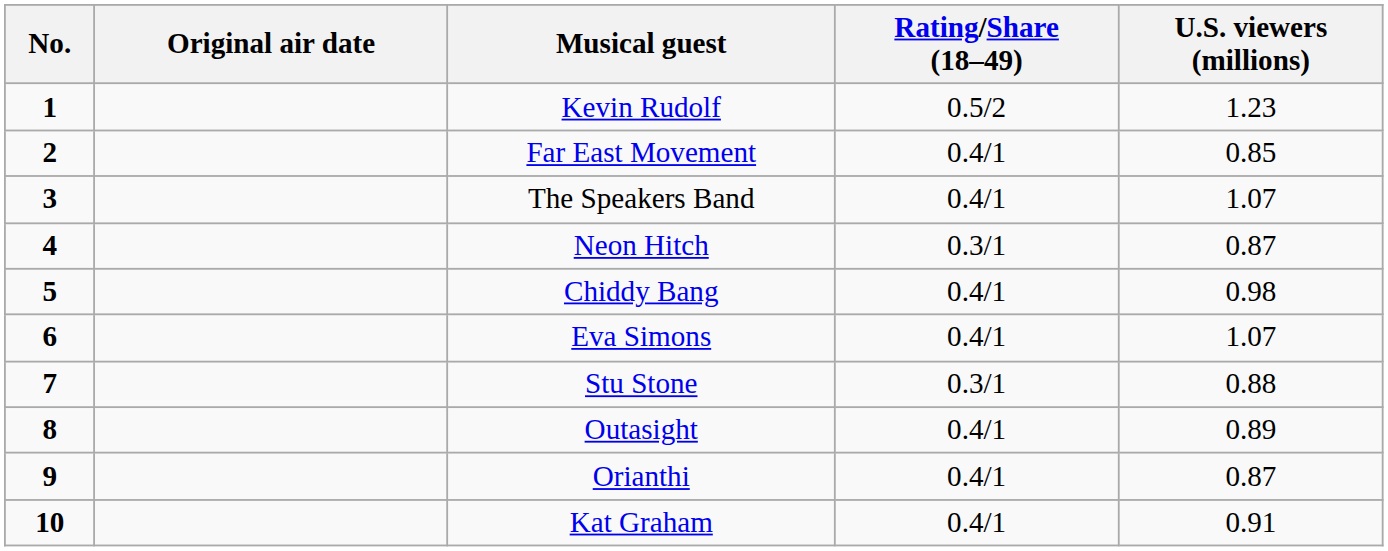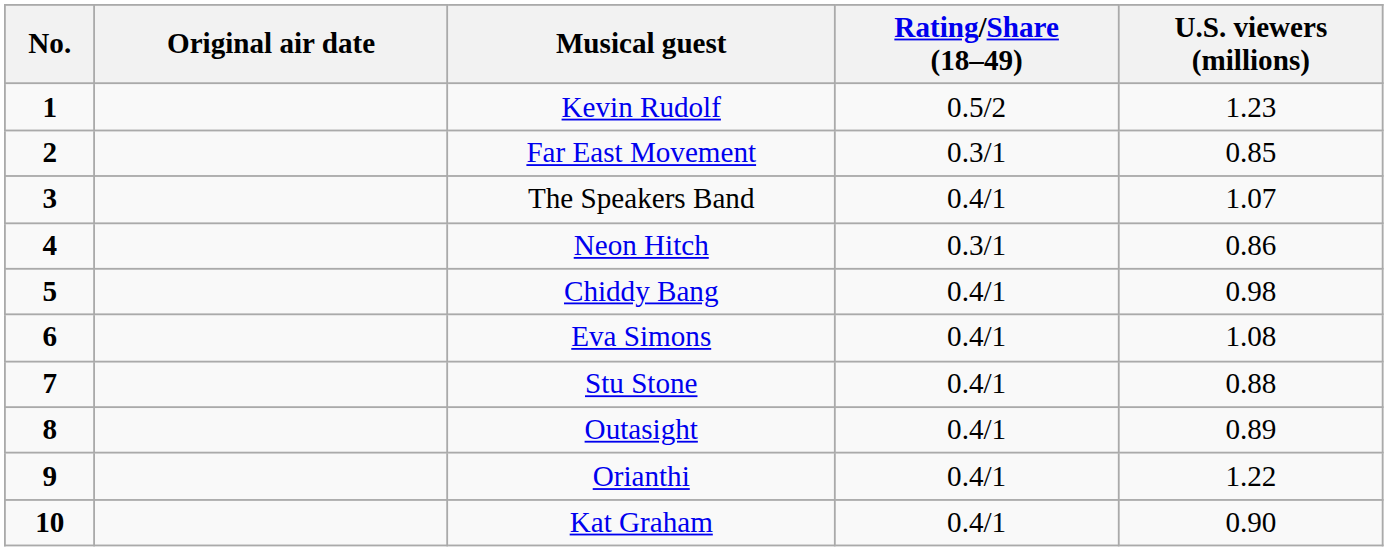(977, 152) 0.4/1 -> (977, 152) 0.3/1
(1251, 245) 0.87 -> (1251, 245) 0.86
(1251, 337) 1.07 -> (1251, 337) 1.08
(977, 383) 0.3/1 -> (977, 383) 0.4/1
(1251, 475) 0.87 -> (1251, 475) 1.22
(1251, 522) 0.91 -> (1251, 522) 0.90
